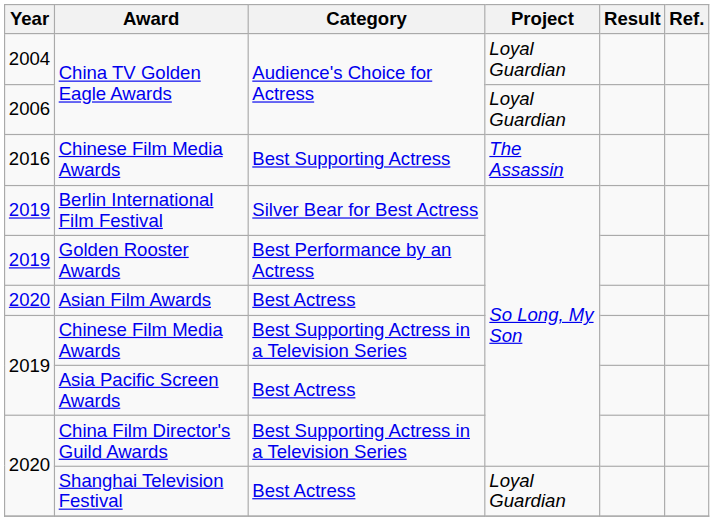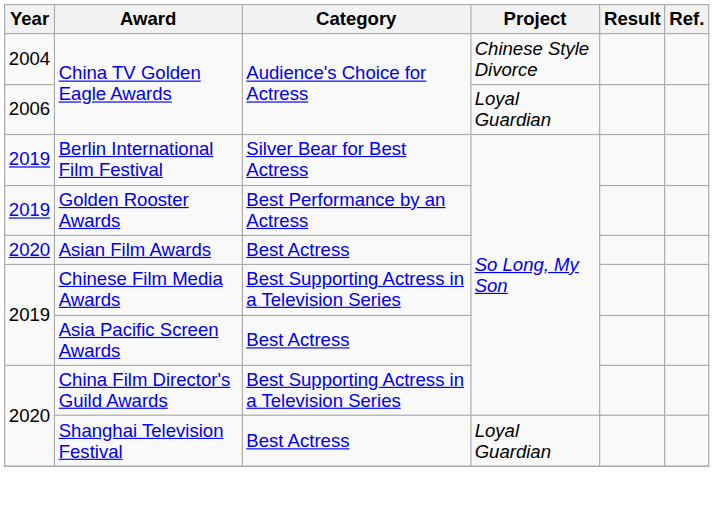(528, 59) Loyal Guardian -> (532, 59) Chinese Style Divorce
- row: (30, 159)
